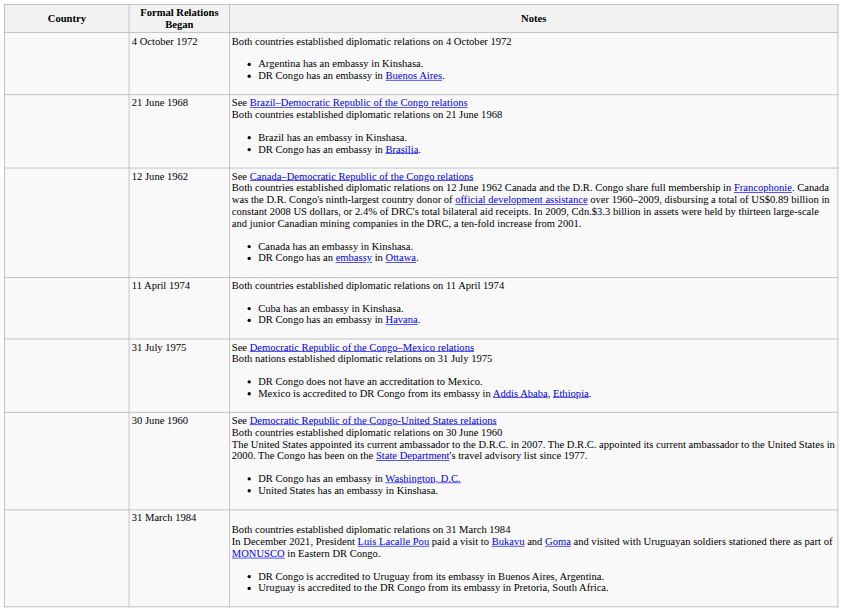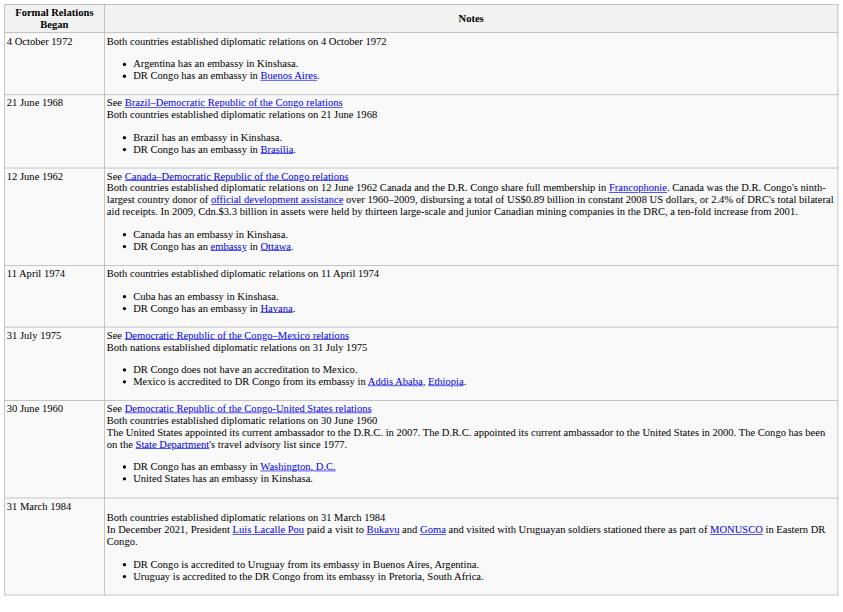- column: (67, 18)
